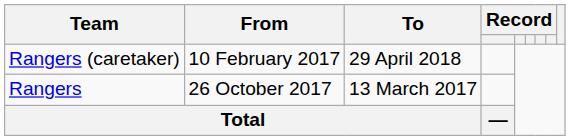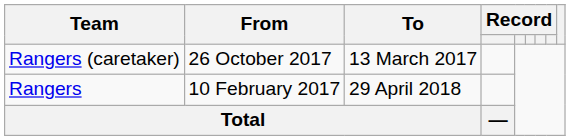(264, 59) 10 February 2017 -> (260, 59) 26 October 2017
(405, 59) 29 April 2018 -> (413, 59) 13 March 2017
(260, 89) 26 October 2017 -> (264, 89) 10 February 2017
(413, 89) 13 March 2017 -> (405, 89) 29 April 2018
